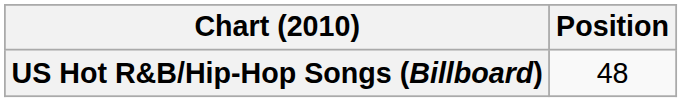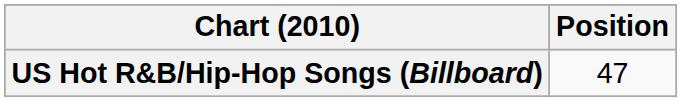(613, 72) 48 -> (613, 72) 47
